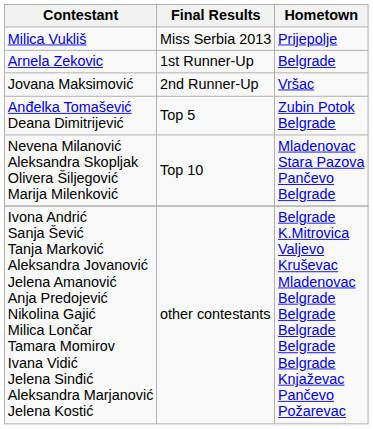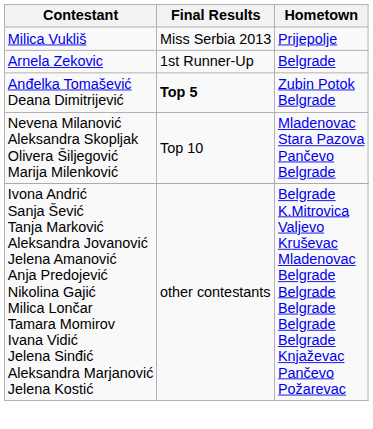- row: (71, 84)
(178, 115) normal -> (179, 92) bold
